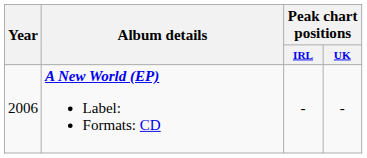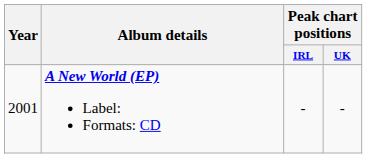(23, 108) 2006 -> (23, 108) 2001
